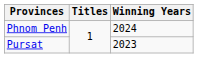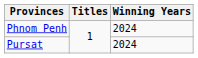(125, 45) 2023 -> (125, 45) 2024
